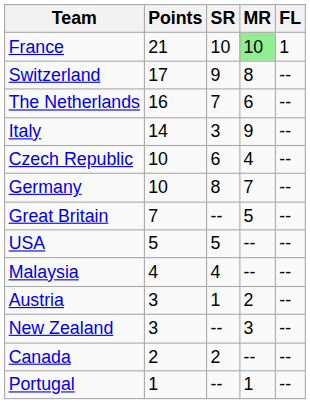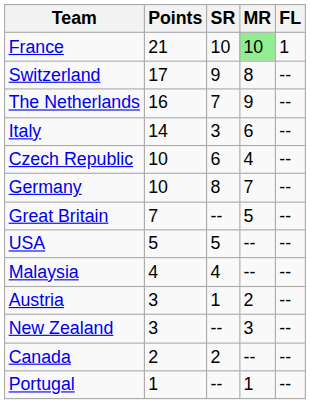(248, 103) 6 -> (248, 103) 9
(248, 131) 9 -> (248, 131) 6
